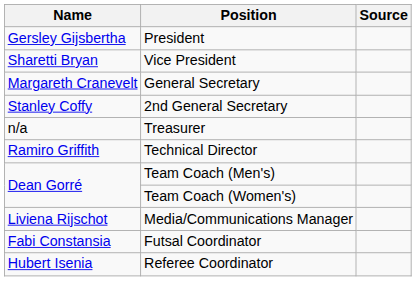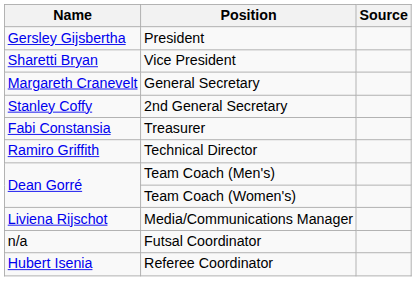(18, 128) n/a -> (59, 128) Fabi Constansia
(59, 241) Fabi Constansia -> (18, 241) n/a
